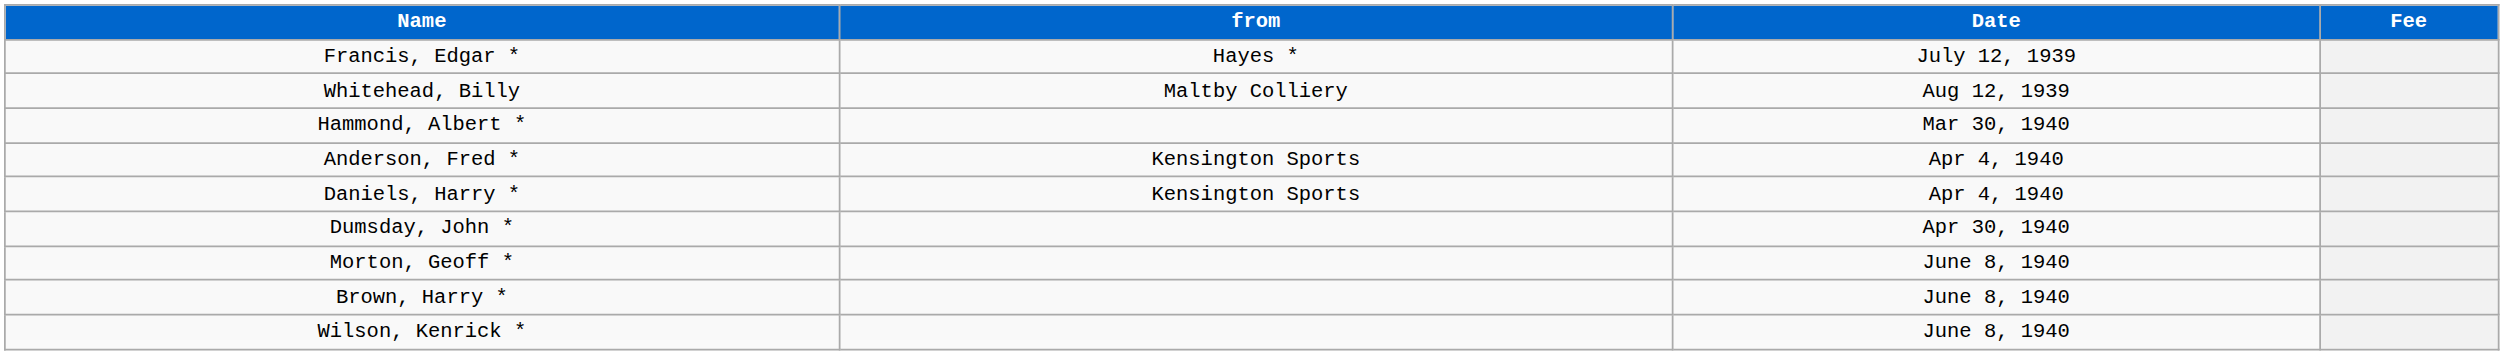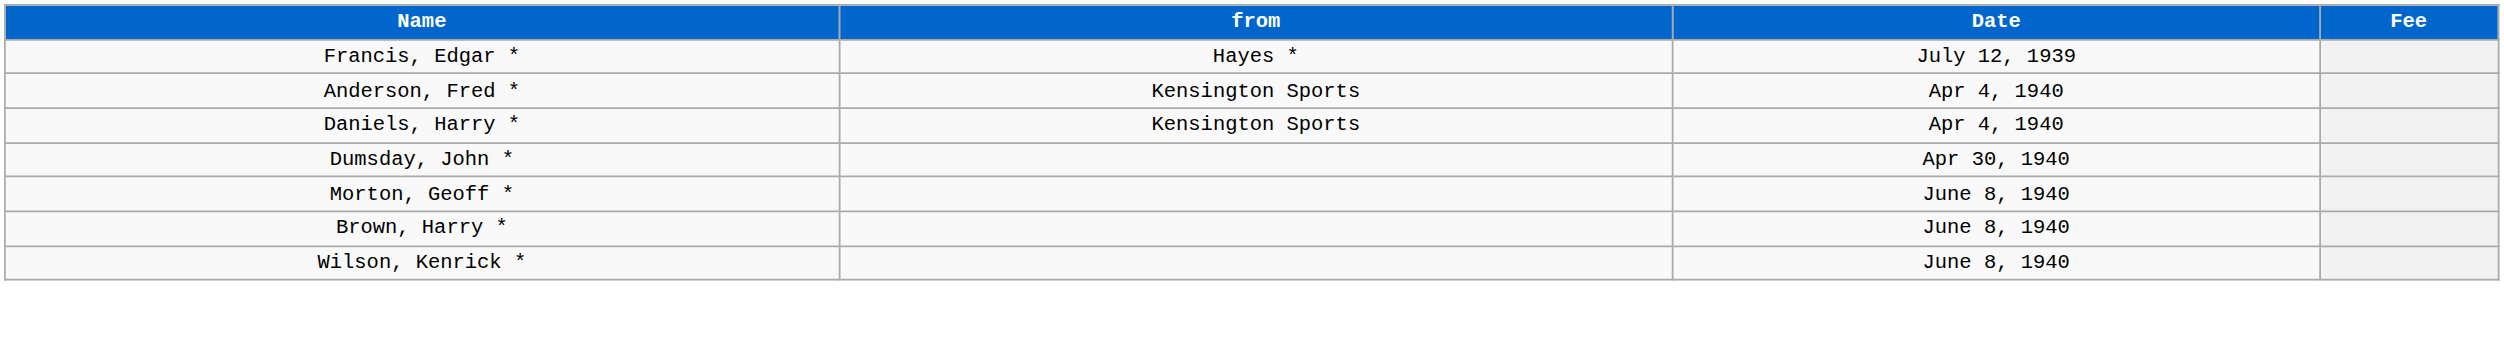- row: (422, 91)
- row: (422, 125)
